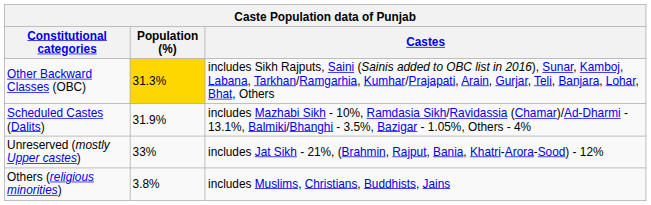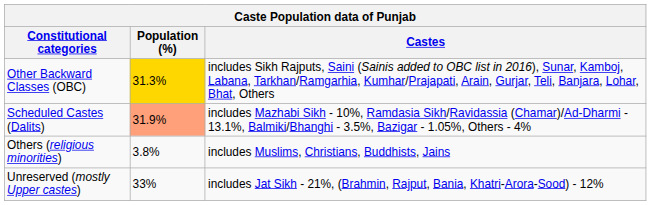(149, 120) no background -> (149, 120) lightsalmon background
rows swapped: (58, 152) <-> (51, 184)
